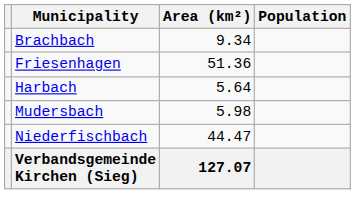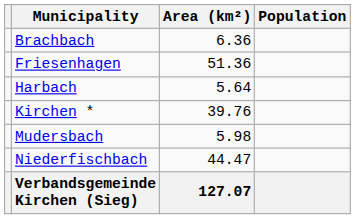(234, 40) 9.34 -> (234, 40) 6.36
+ row: (55, 112)
